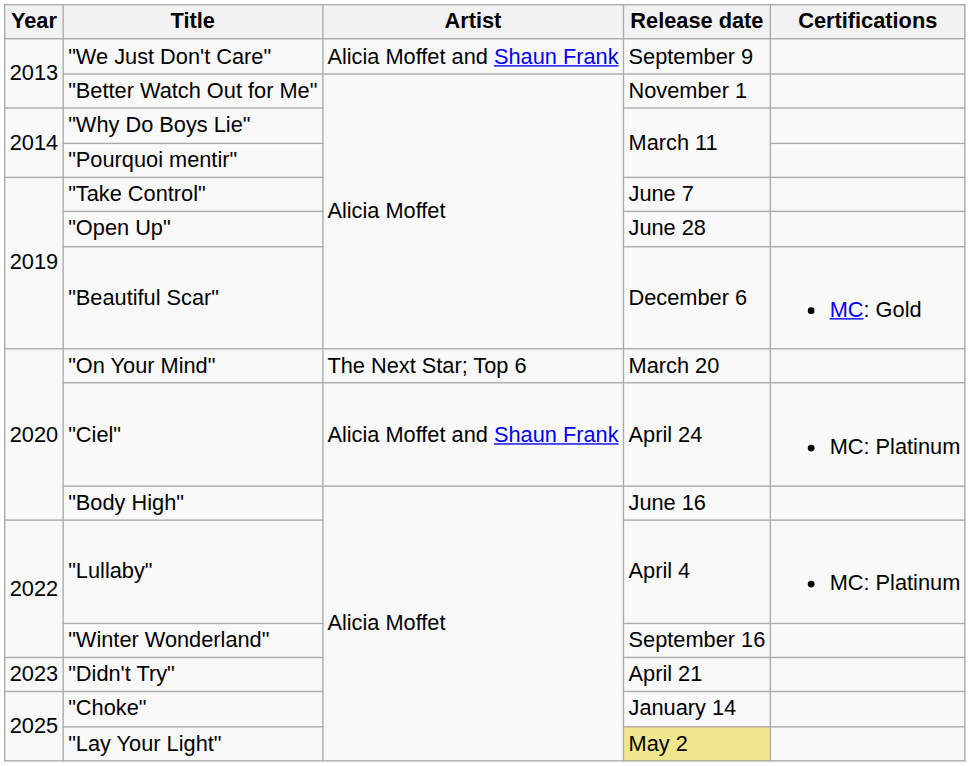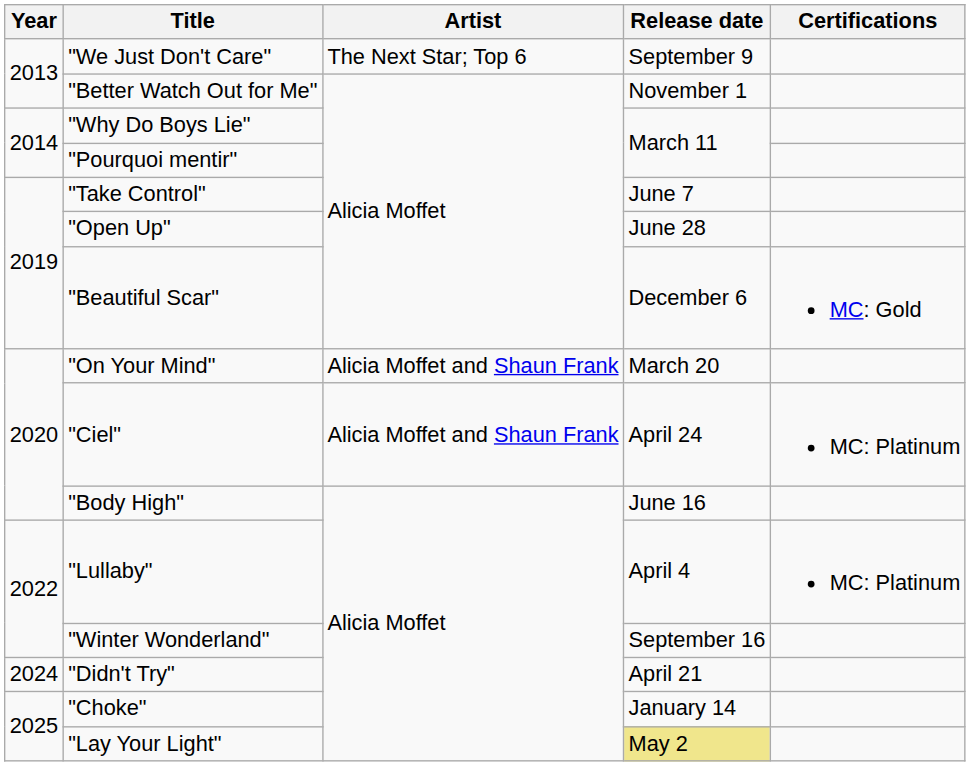(473, 56) Alicia Moffet and Shaun Frank -> (427, 56) The Next Star; Top 6
(427, 365) The Next Star; Top 6 -> (473, 365) Alicia Moffet and Shaun Frank
(34, 674) 2023 -> (34, 674) 2024
